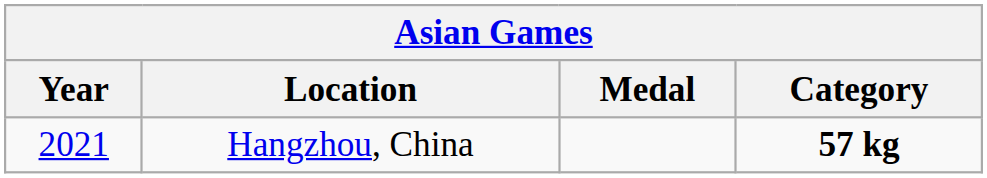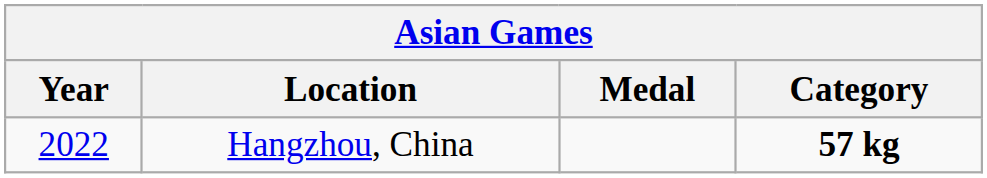(74, 144) 2021 -> (74, 144) 2022
